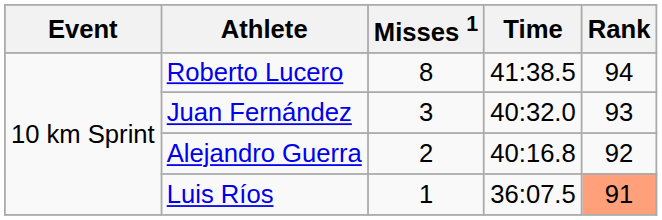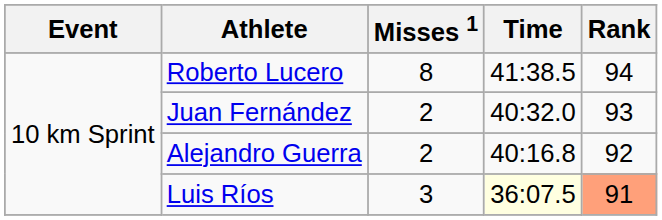(426, 113) 3 -> (426, 113) 2
(426, 194) 1 -> (426, 194) 3
(533, 194) no background -> (533, 194) lightyellow background
